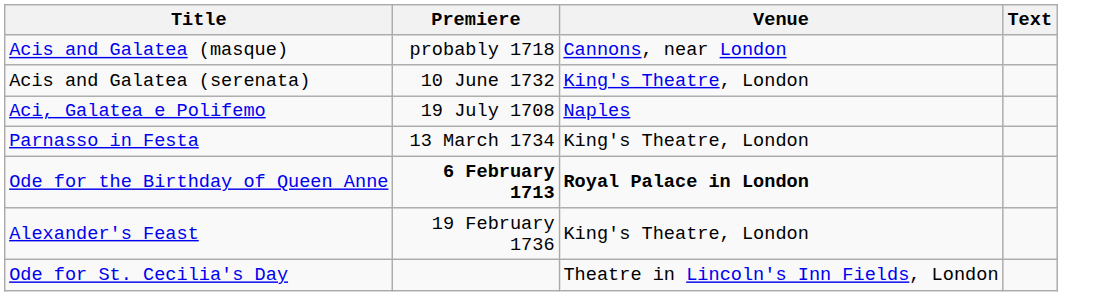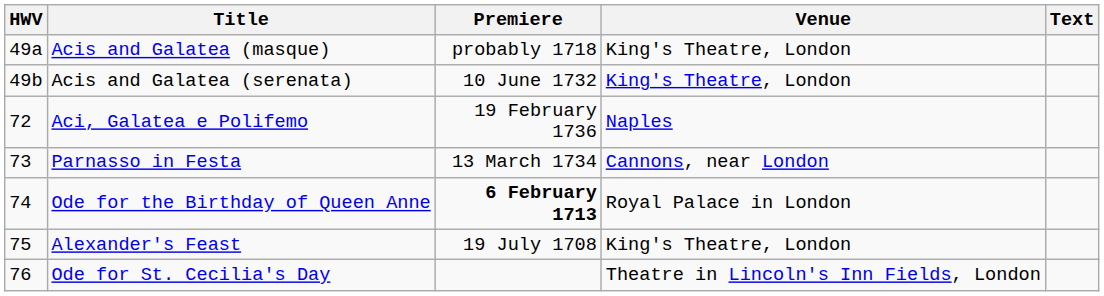+ column: (26, 20)
(675, 50) Cannons, near London -> (728, 50) King's Theatre, London
(488, 111) 19 July 1708 -> (536, 121) 19 February 1736
(686, 141) King's Theatre, London -> (717, 163) Cannons, near London
(686, 182) bold -> (728, 204) normal
(493, 234) 19 February 1736 -> (530, 245) 19 July 1708
